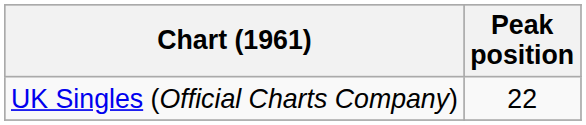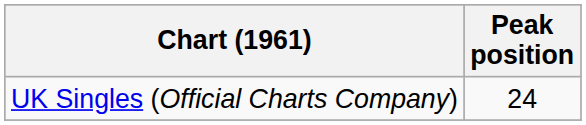(522, 98) 22 -> (522, 98) 24
